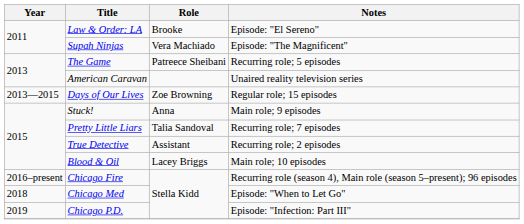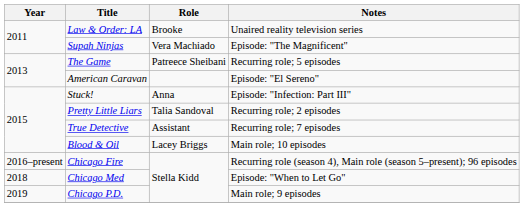(275, 29) Episode: "El Sereno" -> (297, 29) Unaired reality television series
(297, 78) Unaired reality television series -> (275, 78) Episode: "El Sereno"
- row: (106, 95)
(276, 111) Main role; 9 episodes -> (291, 95) Episode: "Infection: Part III"
(286, 128) Recurring role; 7 episodes -> (286, 111) Recurring role; 2 episodes
(286, 144) Recurring role; 2 episodes -> (286, 128) Recurring role; 7 episodes
(291, 210) Episode: "Infection: Part III" -> (276, 194) Main role; 9 episodes
